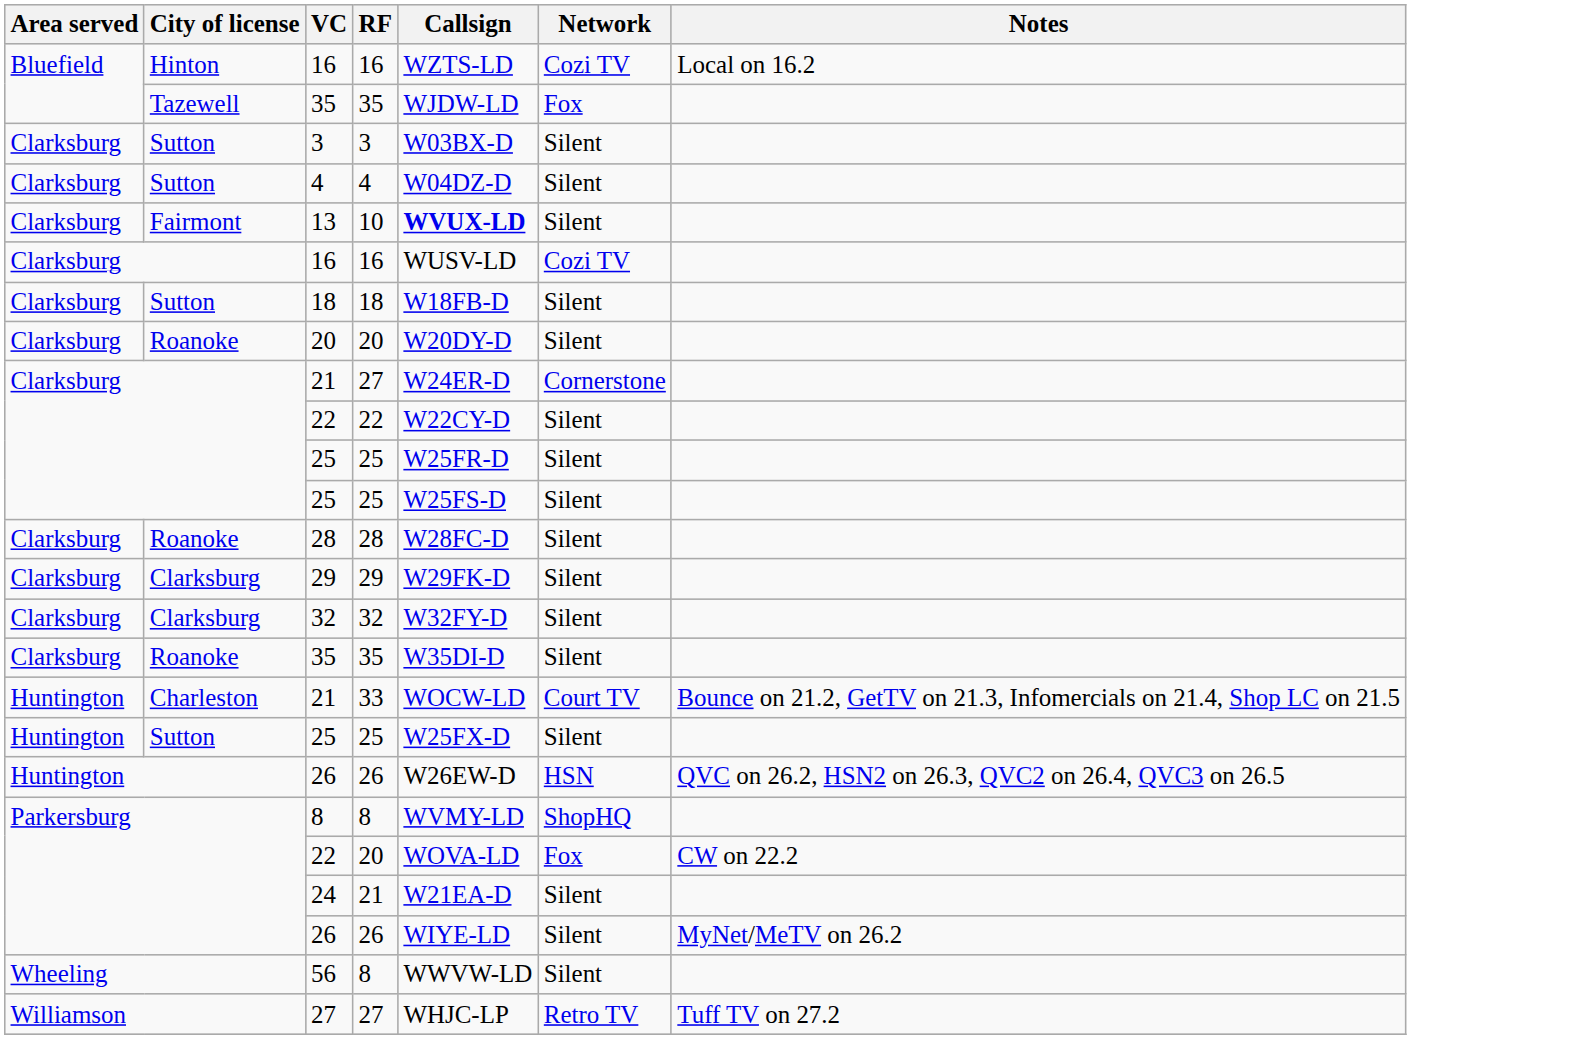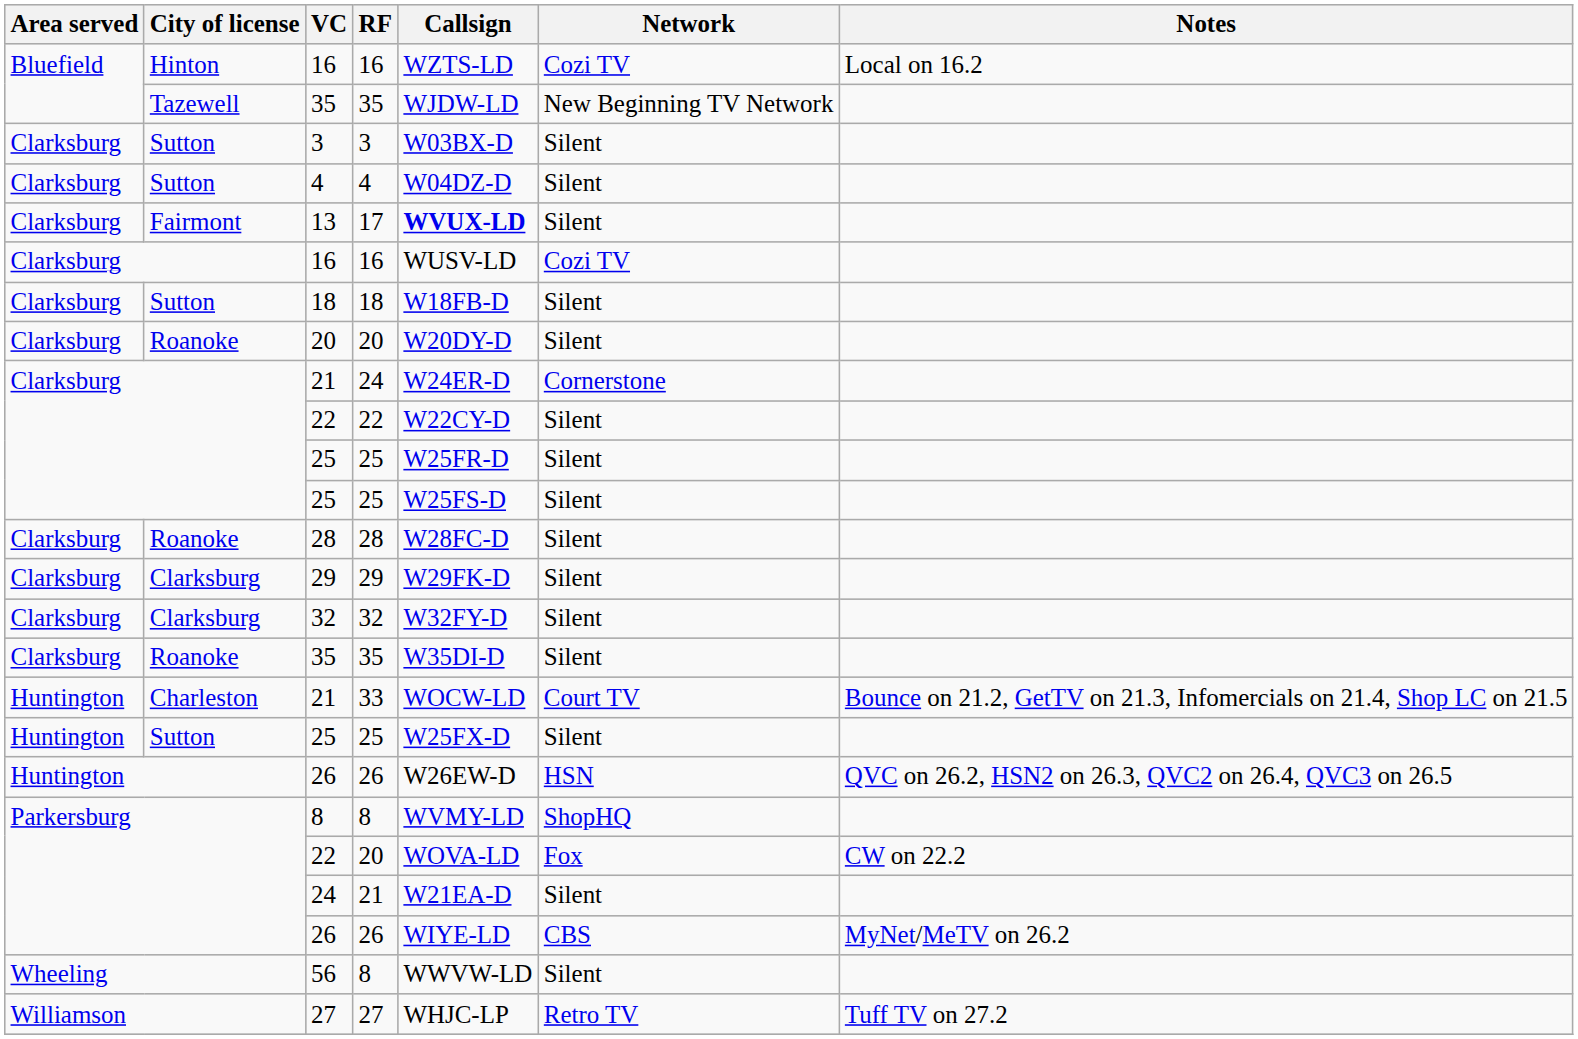(563, 103) Fox -> (689, 103) New Beginning TV Network
(371, 222) 10 -> (371, 222) 17
(371, 380) 27 -> (371, 380) 24
(573, 934) Silent -> (567, 934) CBS
